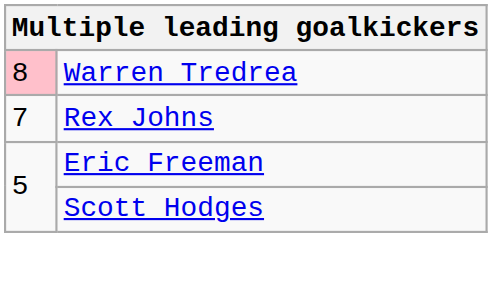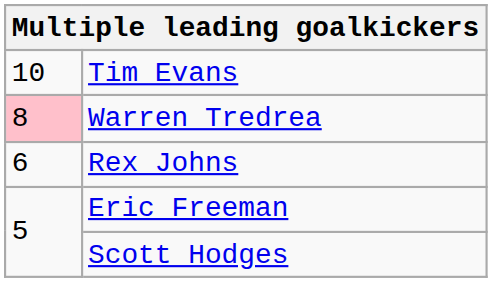+ row: (163, 73)
(20, 118) 7 -> (20, 164) 6
